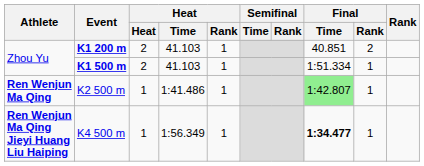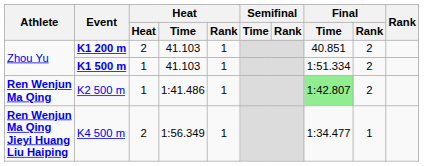(144, 67) 2 -> (144, 67) 1
(370, 67) 1 -> (369, 67) 2
(370, 91) 1 -> (369, 91) 2
(144, 134) 1 -> (144, 134) 2
(329, 134) bold -> (329, 134) normal
